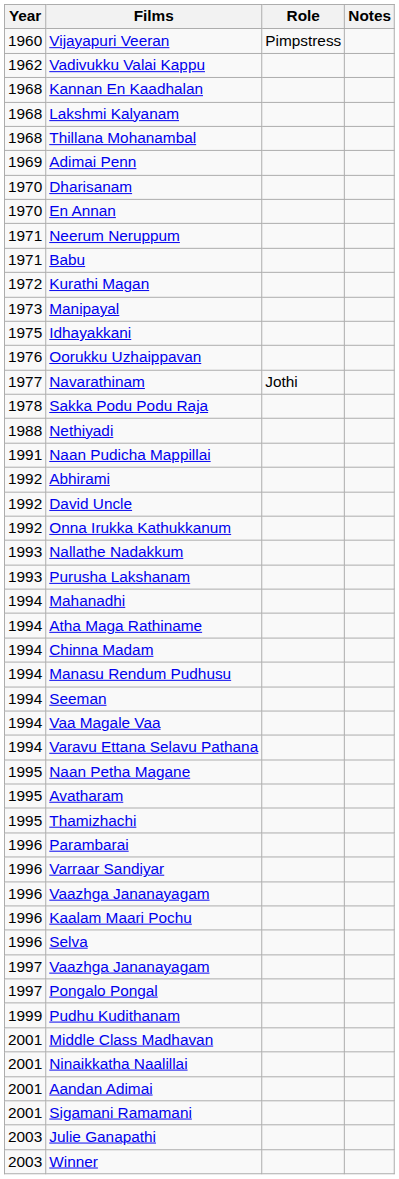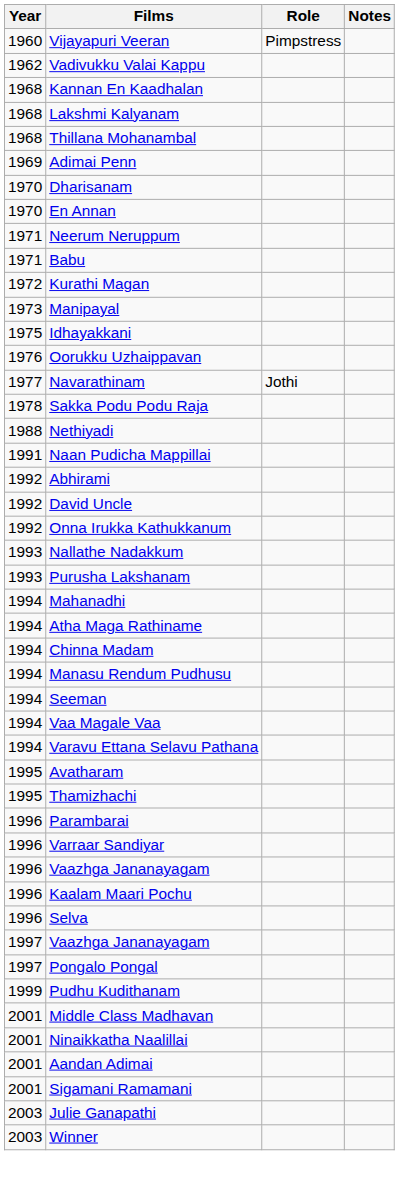- row: (25, 771)
